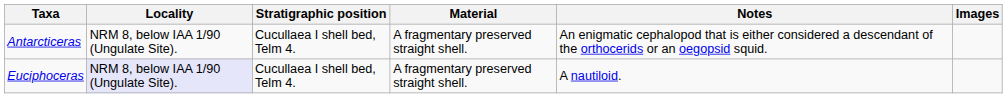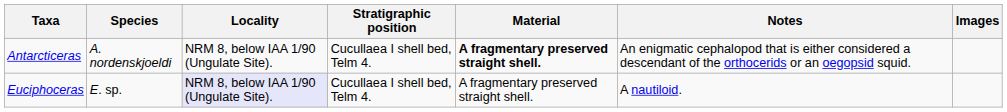+ column: (134, 21)
(462, 41) normal -> (533, 55) bold
